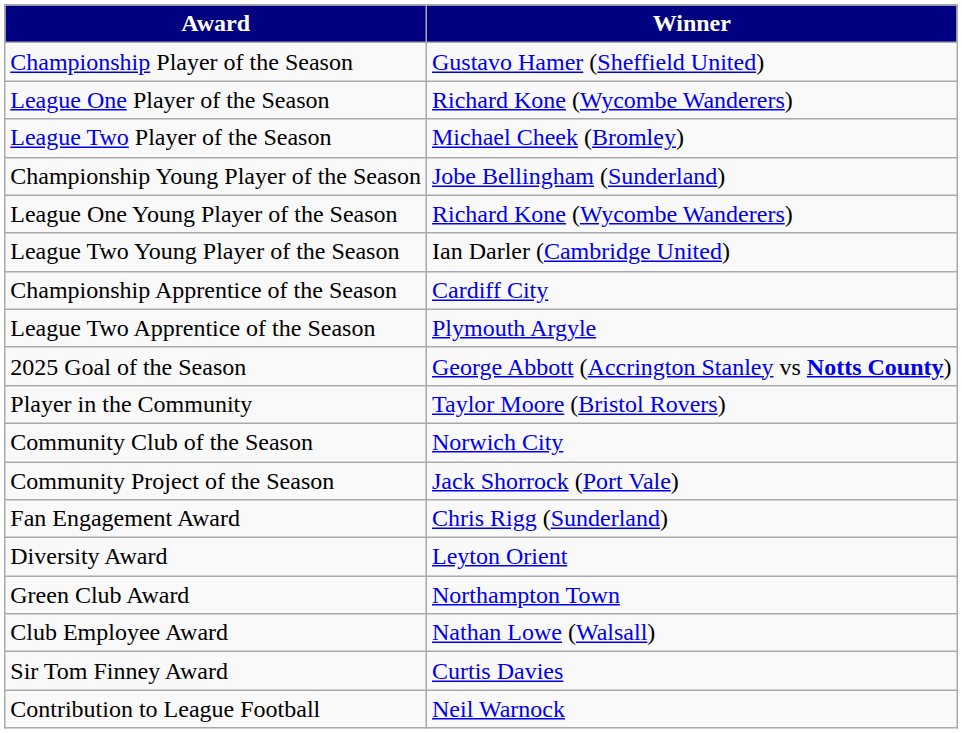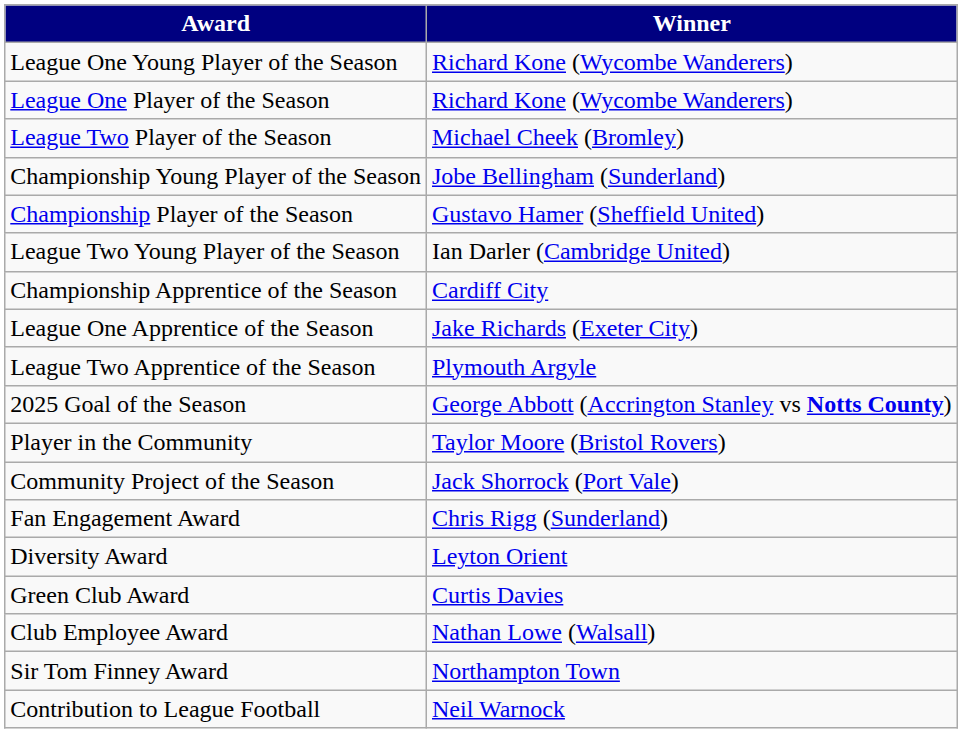rows swapped: (182, 61) <-> (204, 213)
+ row: (192, 328)
- row: (162, 442)
(526, 594) Northampton Town -> (498, 594) Curtis Davies
(498, 670) Curtis Davies -> (526, 670) Northampton Town
